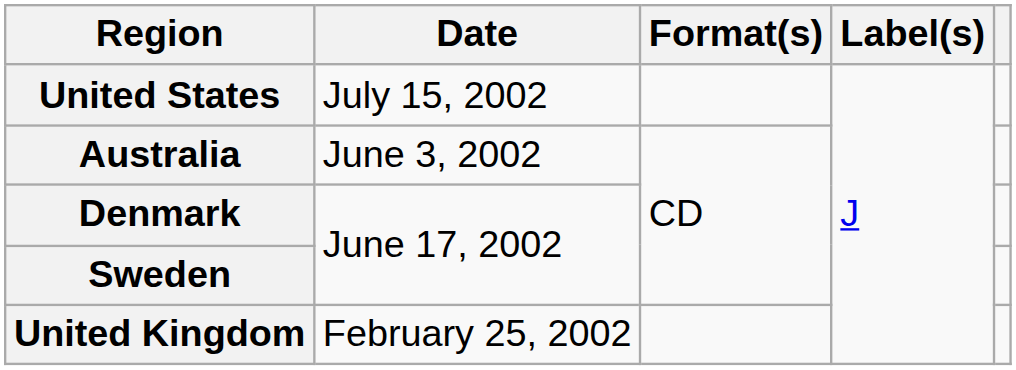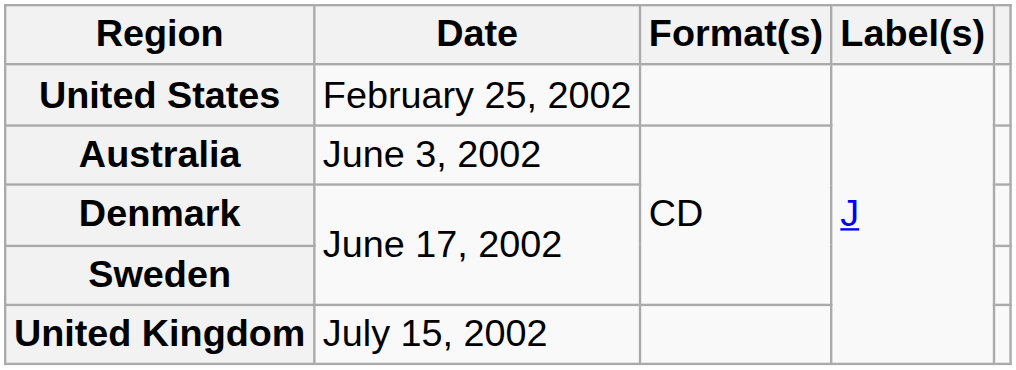(435, 94) July 15, 2002 -> (477, 94) February 25, 2002
(477, 333) February 25, 2002 -> (435, 333) July 15, 2002
